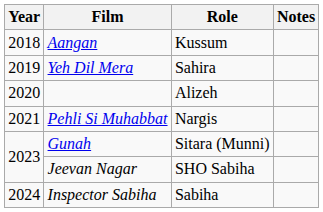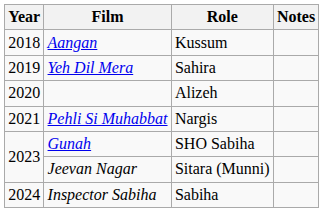(222, 144) Sitara (Munni) -> (215, 144) SHO Sabiha
(215, 169) SHO Sabiha -> (222, 169) Sitara (Munni)
